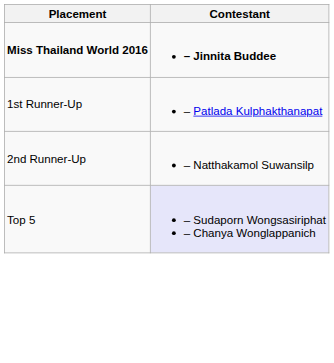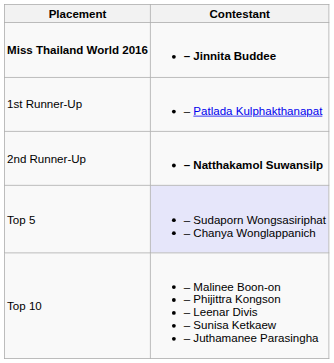(240, 165) normal -> (240, 165) bold
+ row: (24, 306)
